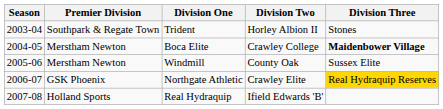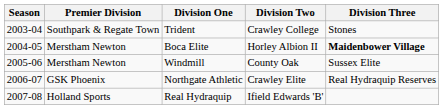(283, 29) Horley Albion II -> (283, 29) Crawley College
(283, 46) Crawley College -> (283, 46) Horley Albion II
(382, 79) gold background -> (382, 79) no background
